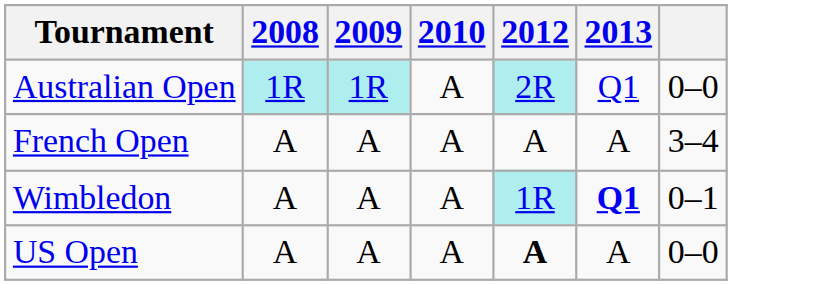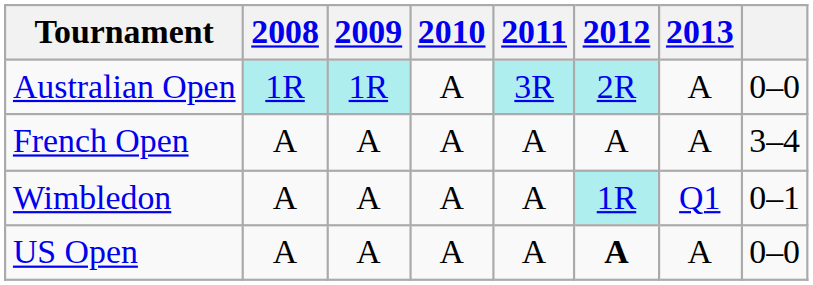+ column: (534, 31)
(618, 86) Q1 -> (700, 86) A
(618, 196) bold -> (700, 196) normal
